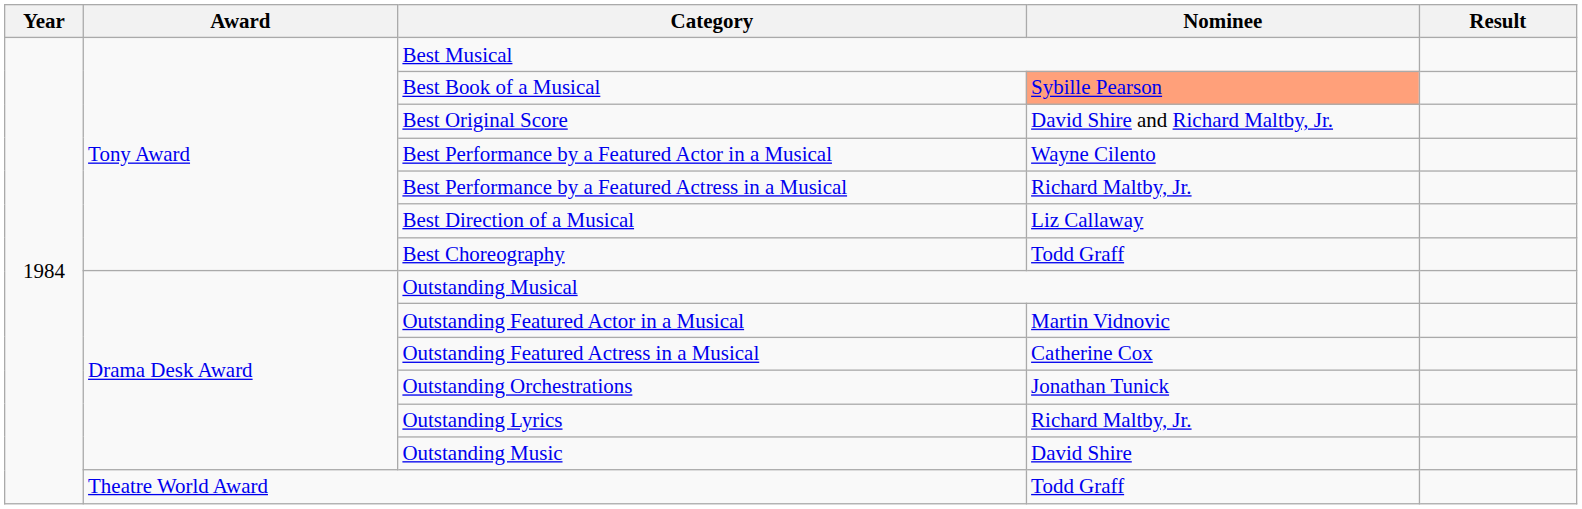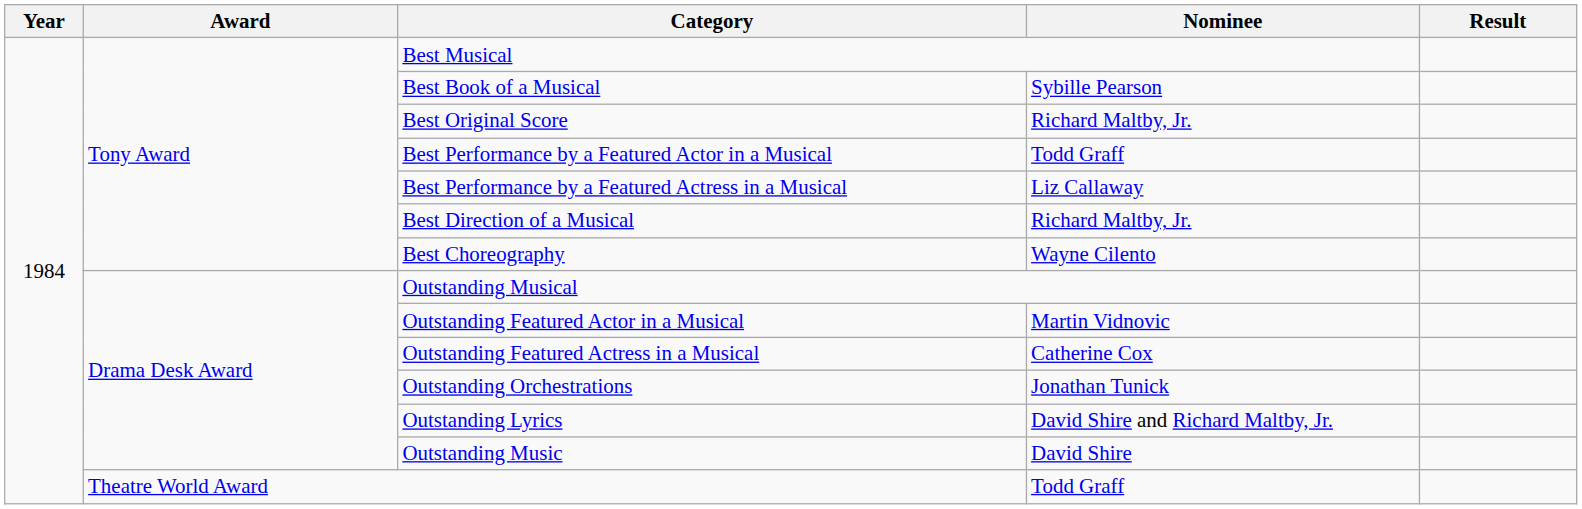(1097, 87) lightsalmon background -> (1097, 87) no background
(1182, 120) David Shire and Richard Maltby, Jr. -> (1111, 120) Richard Maltby, Jr.
(1093, 154) Wayne Cilento -> (1078, 154) Todd Graff
(1111, 187) Richard Maltby, Jr. -> (1087, 187) Liz Callaway
(1087, 220) Liz Callaway -> (1111, 220) Richard Maltby, Jr.
(1078, 253) Todd Graff -> (1093, 253) Wayne Cilento
(1111, 420) Richard Maltby, Jr. -> (1182, 420) David Shire and Richard Maltby, Jr.
